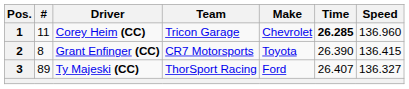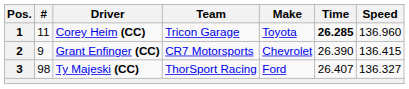(287, 32) Chevrolet -> (279, 32) Toyota
(40, 51) 8 -> (40, 51) 9
(279, 51) Toyota -> (287, 51) Chevrolet
(44, 69) 89 -> (44, 69) 98
